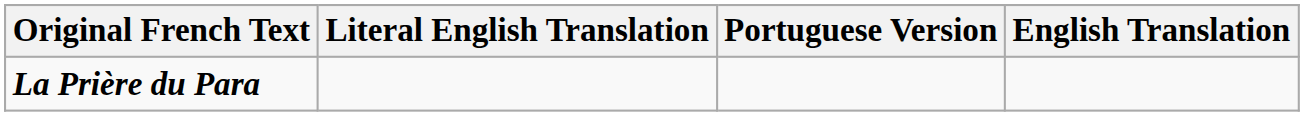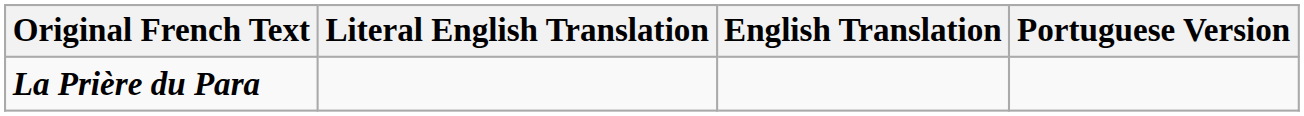columns swapped: (861, 30) <-> (1151, 30)
